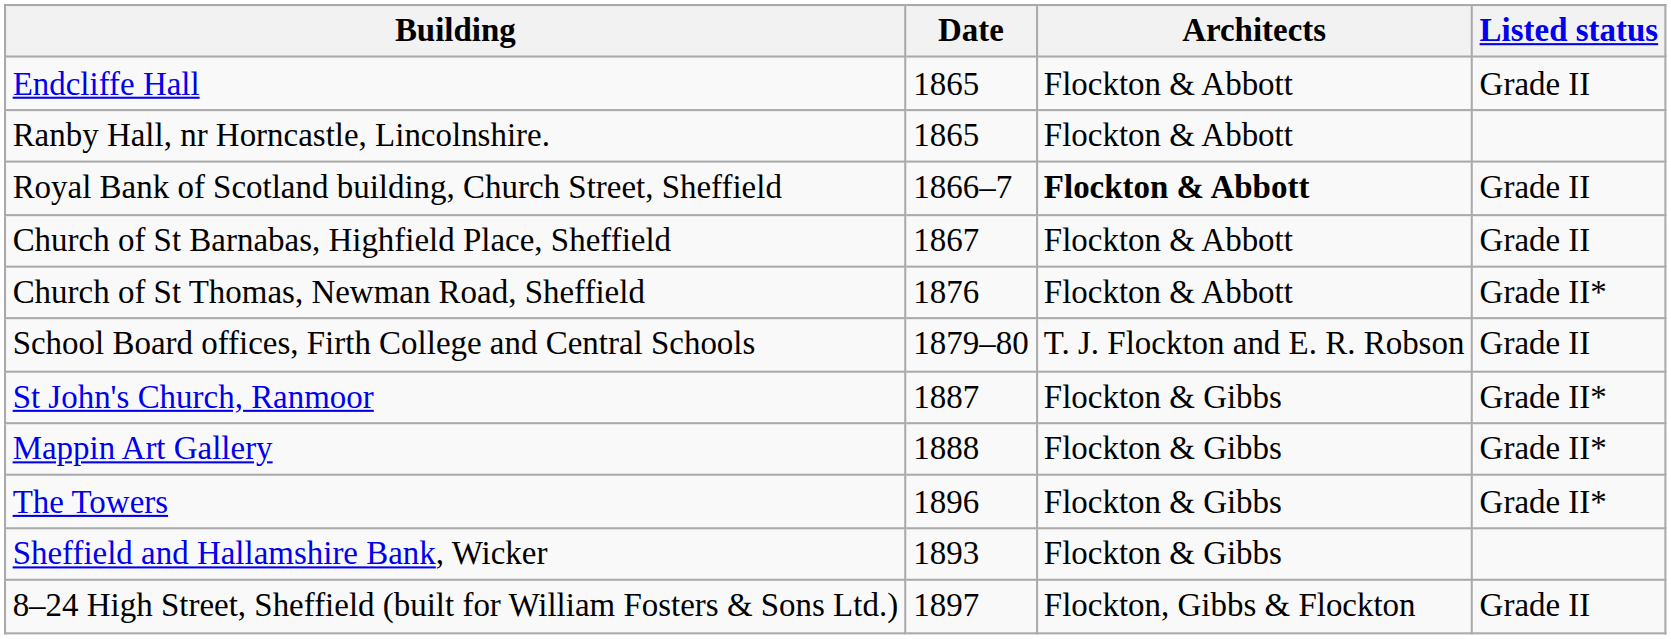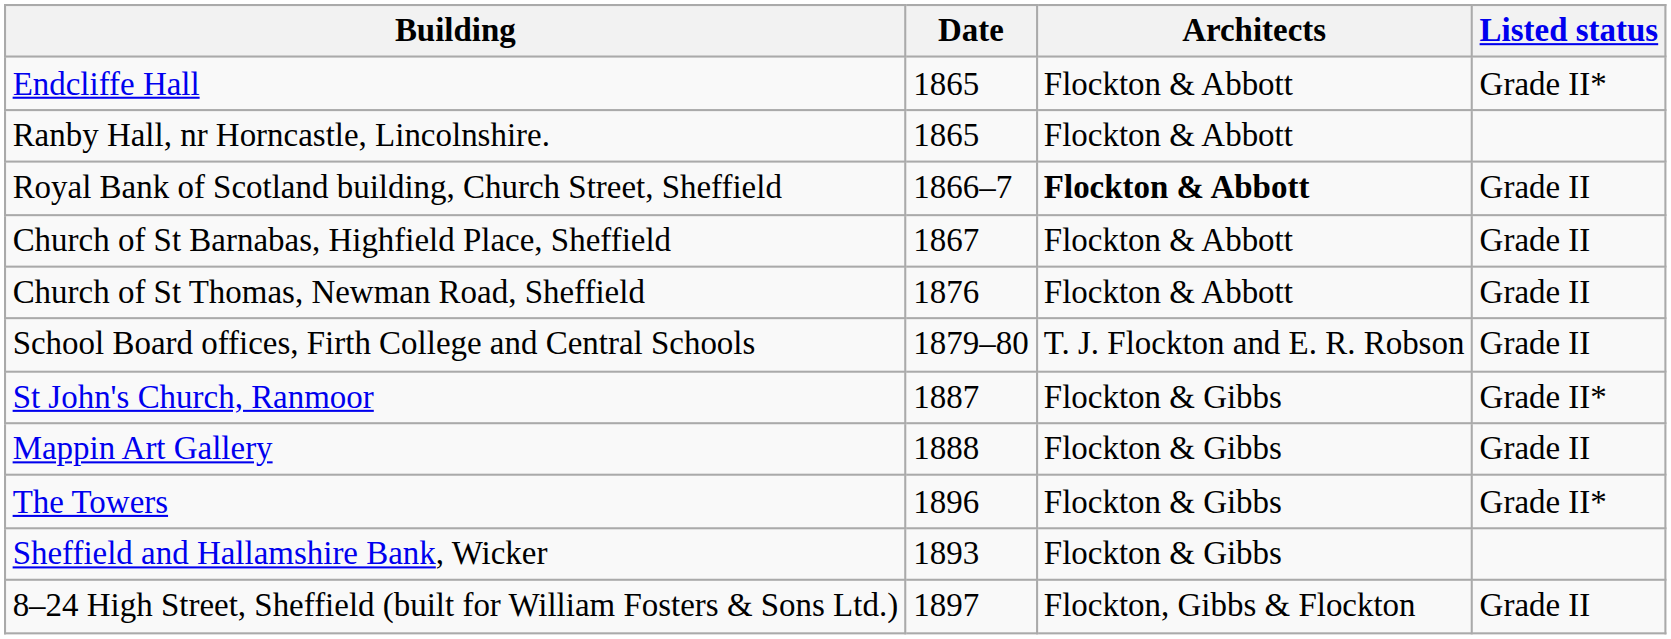(1535, 82) Grade II -> (1543, 82) Grade II*
(1543, 291) Grade II* -> (1535, 291) Grade II
(1543, 448) Grade II* -> (1535, 448) Grade II
